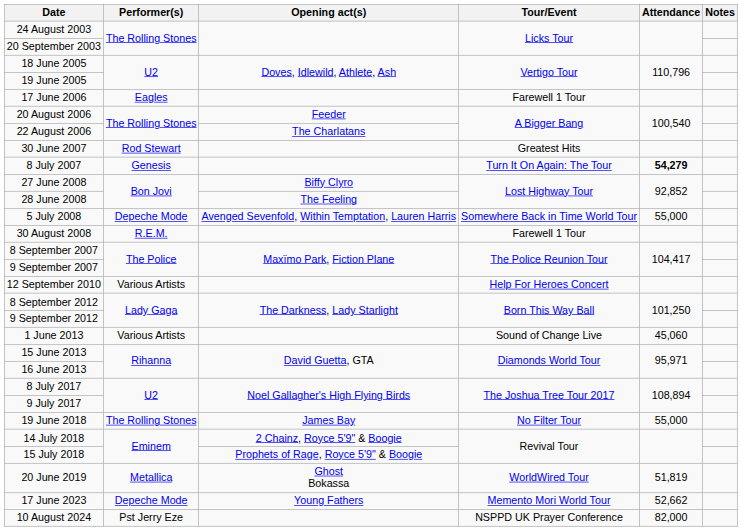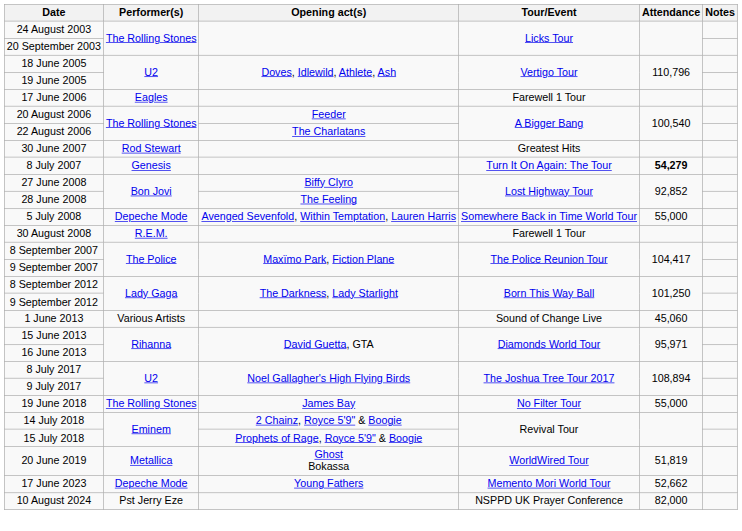- row: (54, 285)
